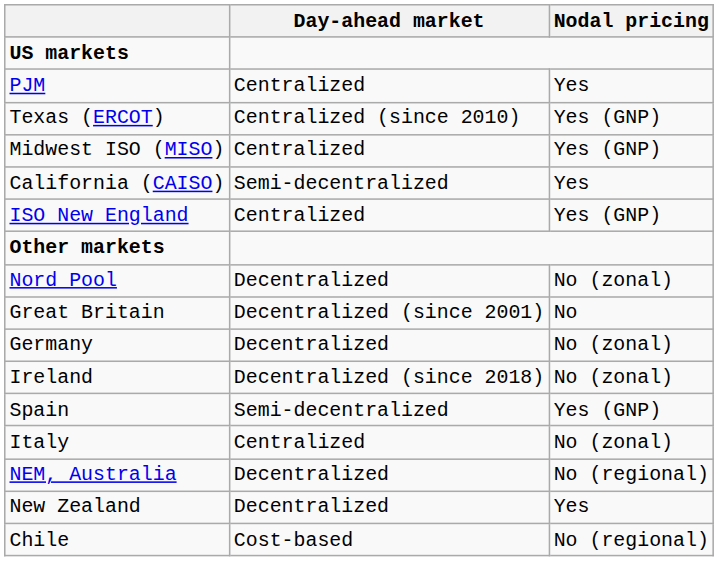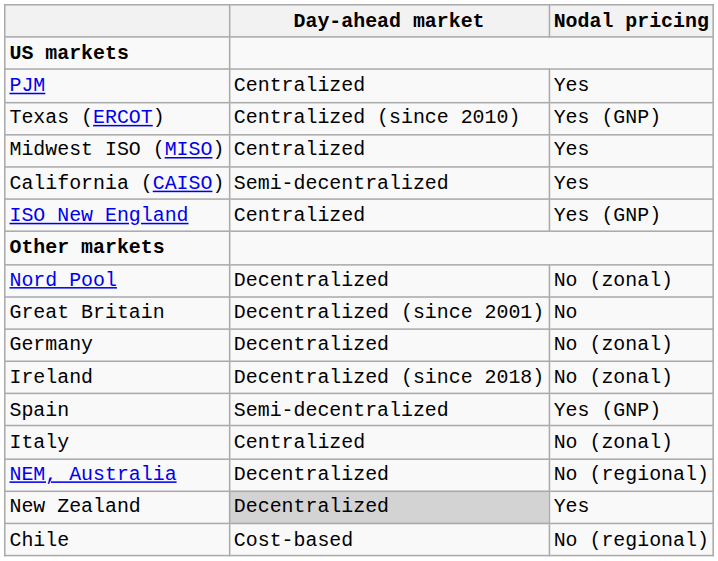(607, 151) Yes (GNP) -> (572, 151) Yes
(311, 507) no background -> (311, 507) lightgrey background
